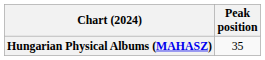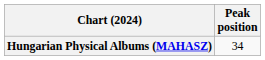(238, 45) 35 -> (238, 45) 34
